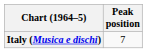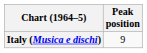(123, 39) 7 -> (123, 39) 9
